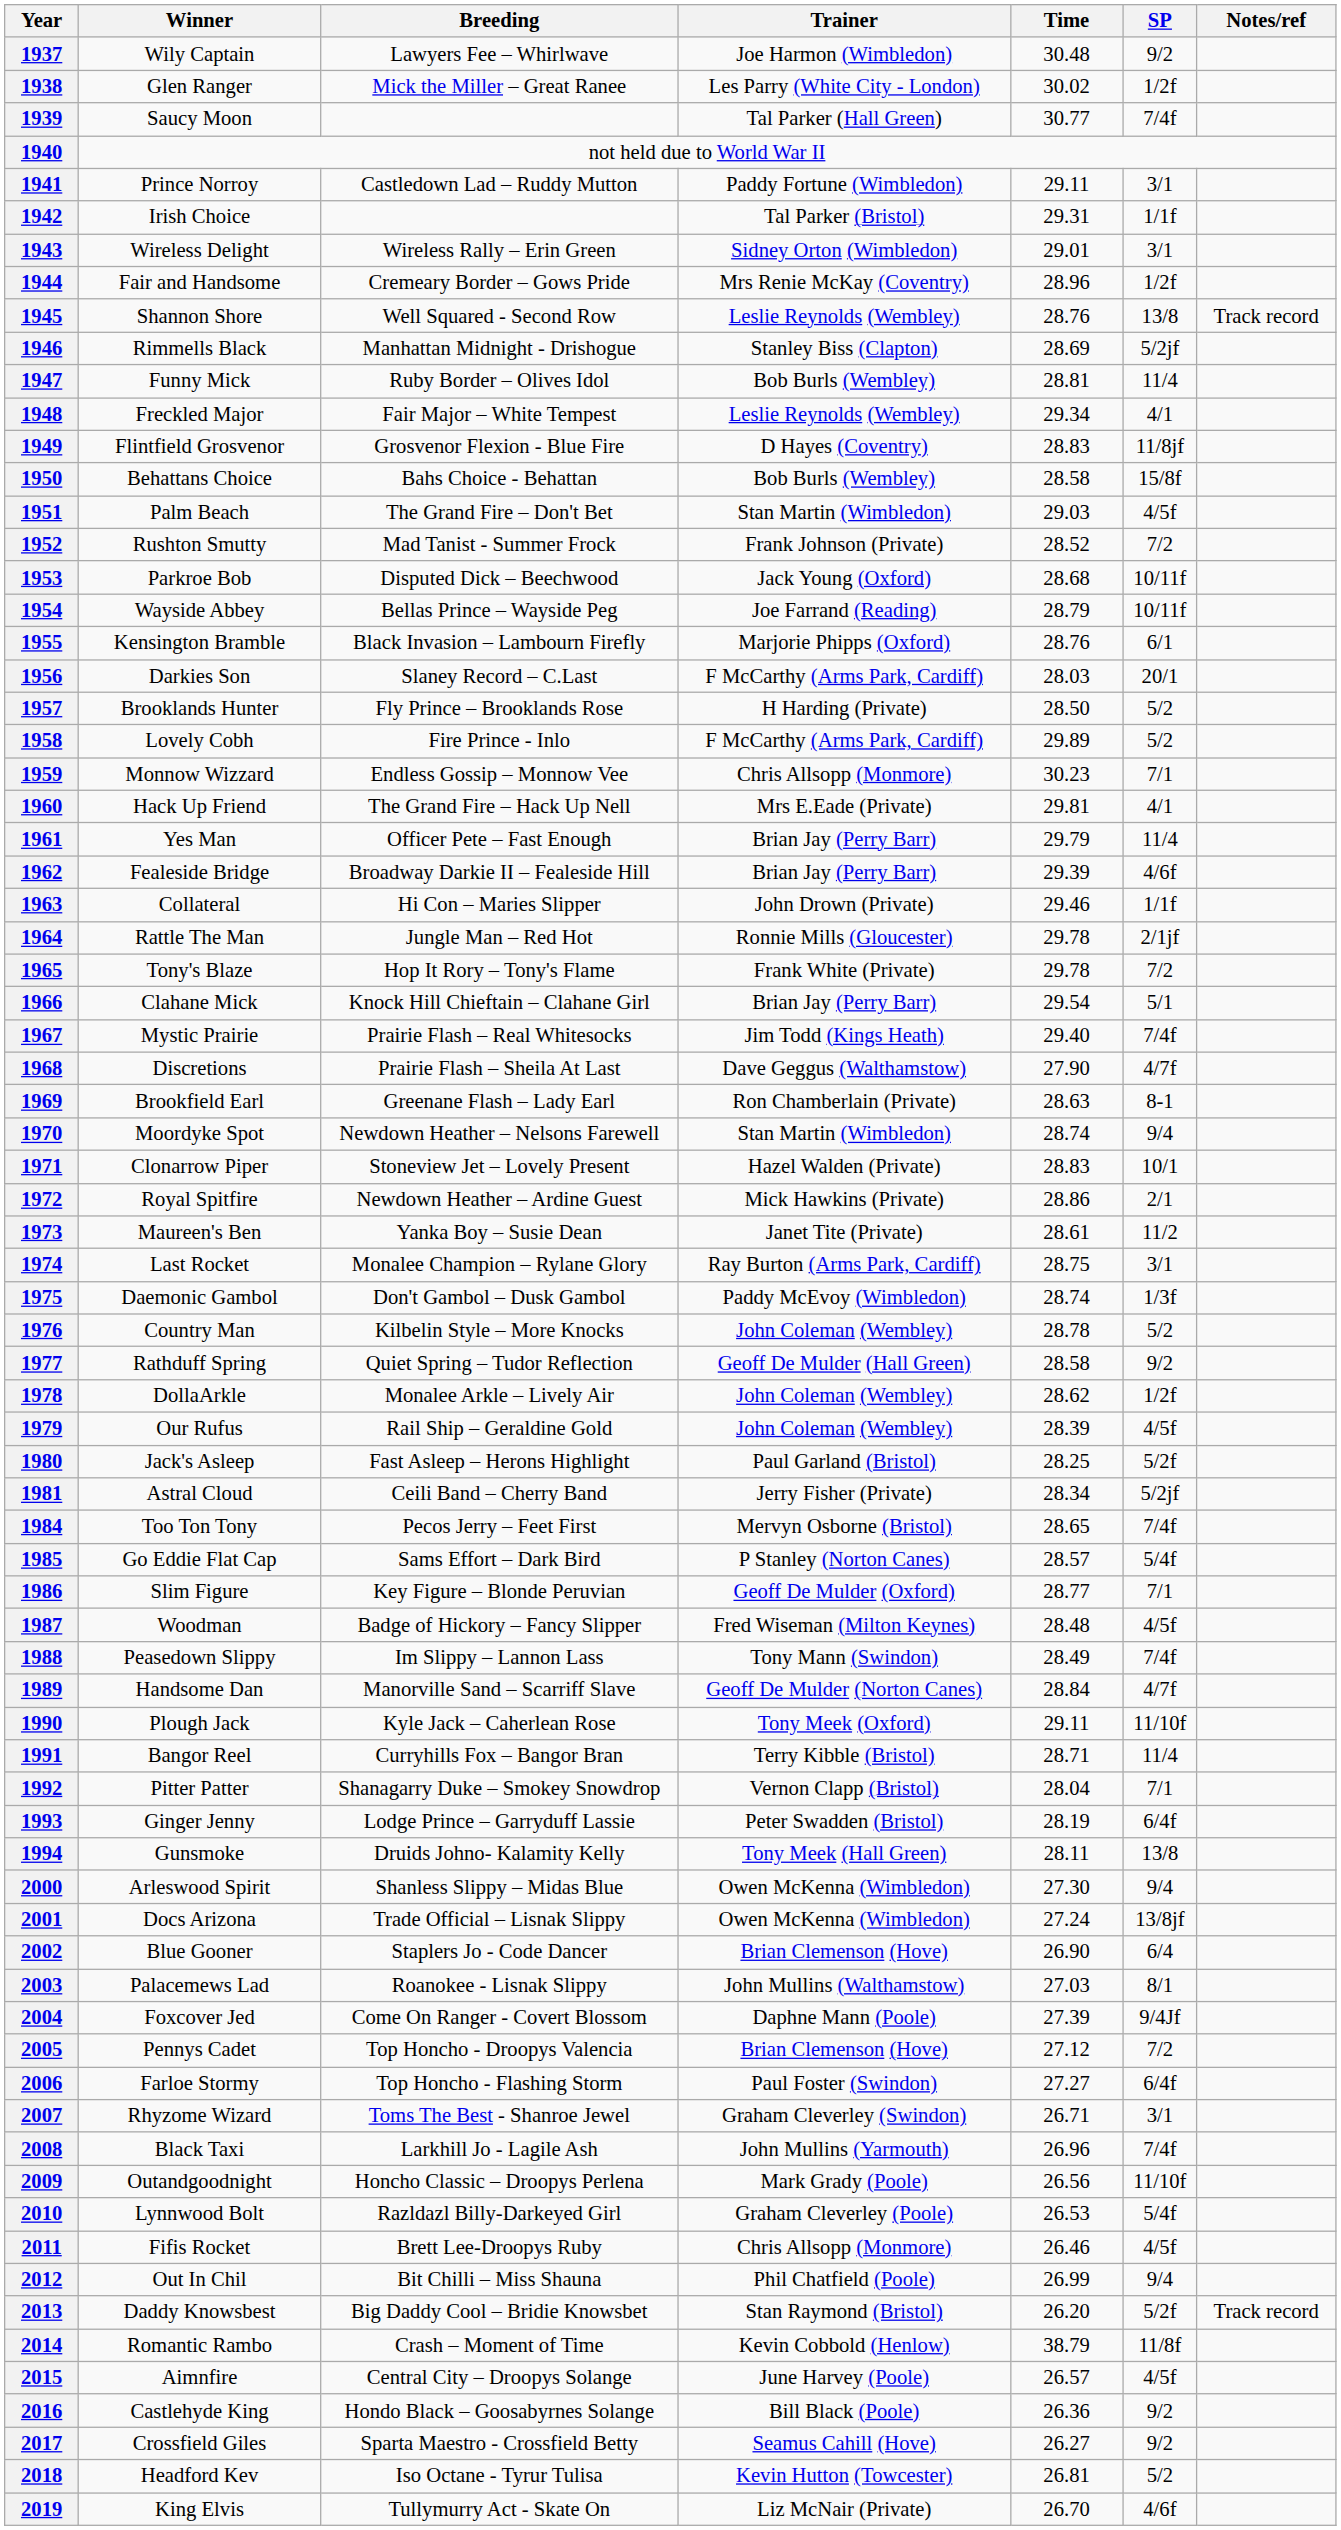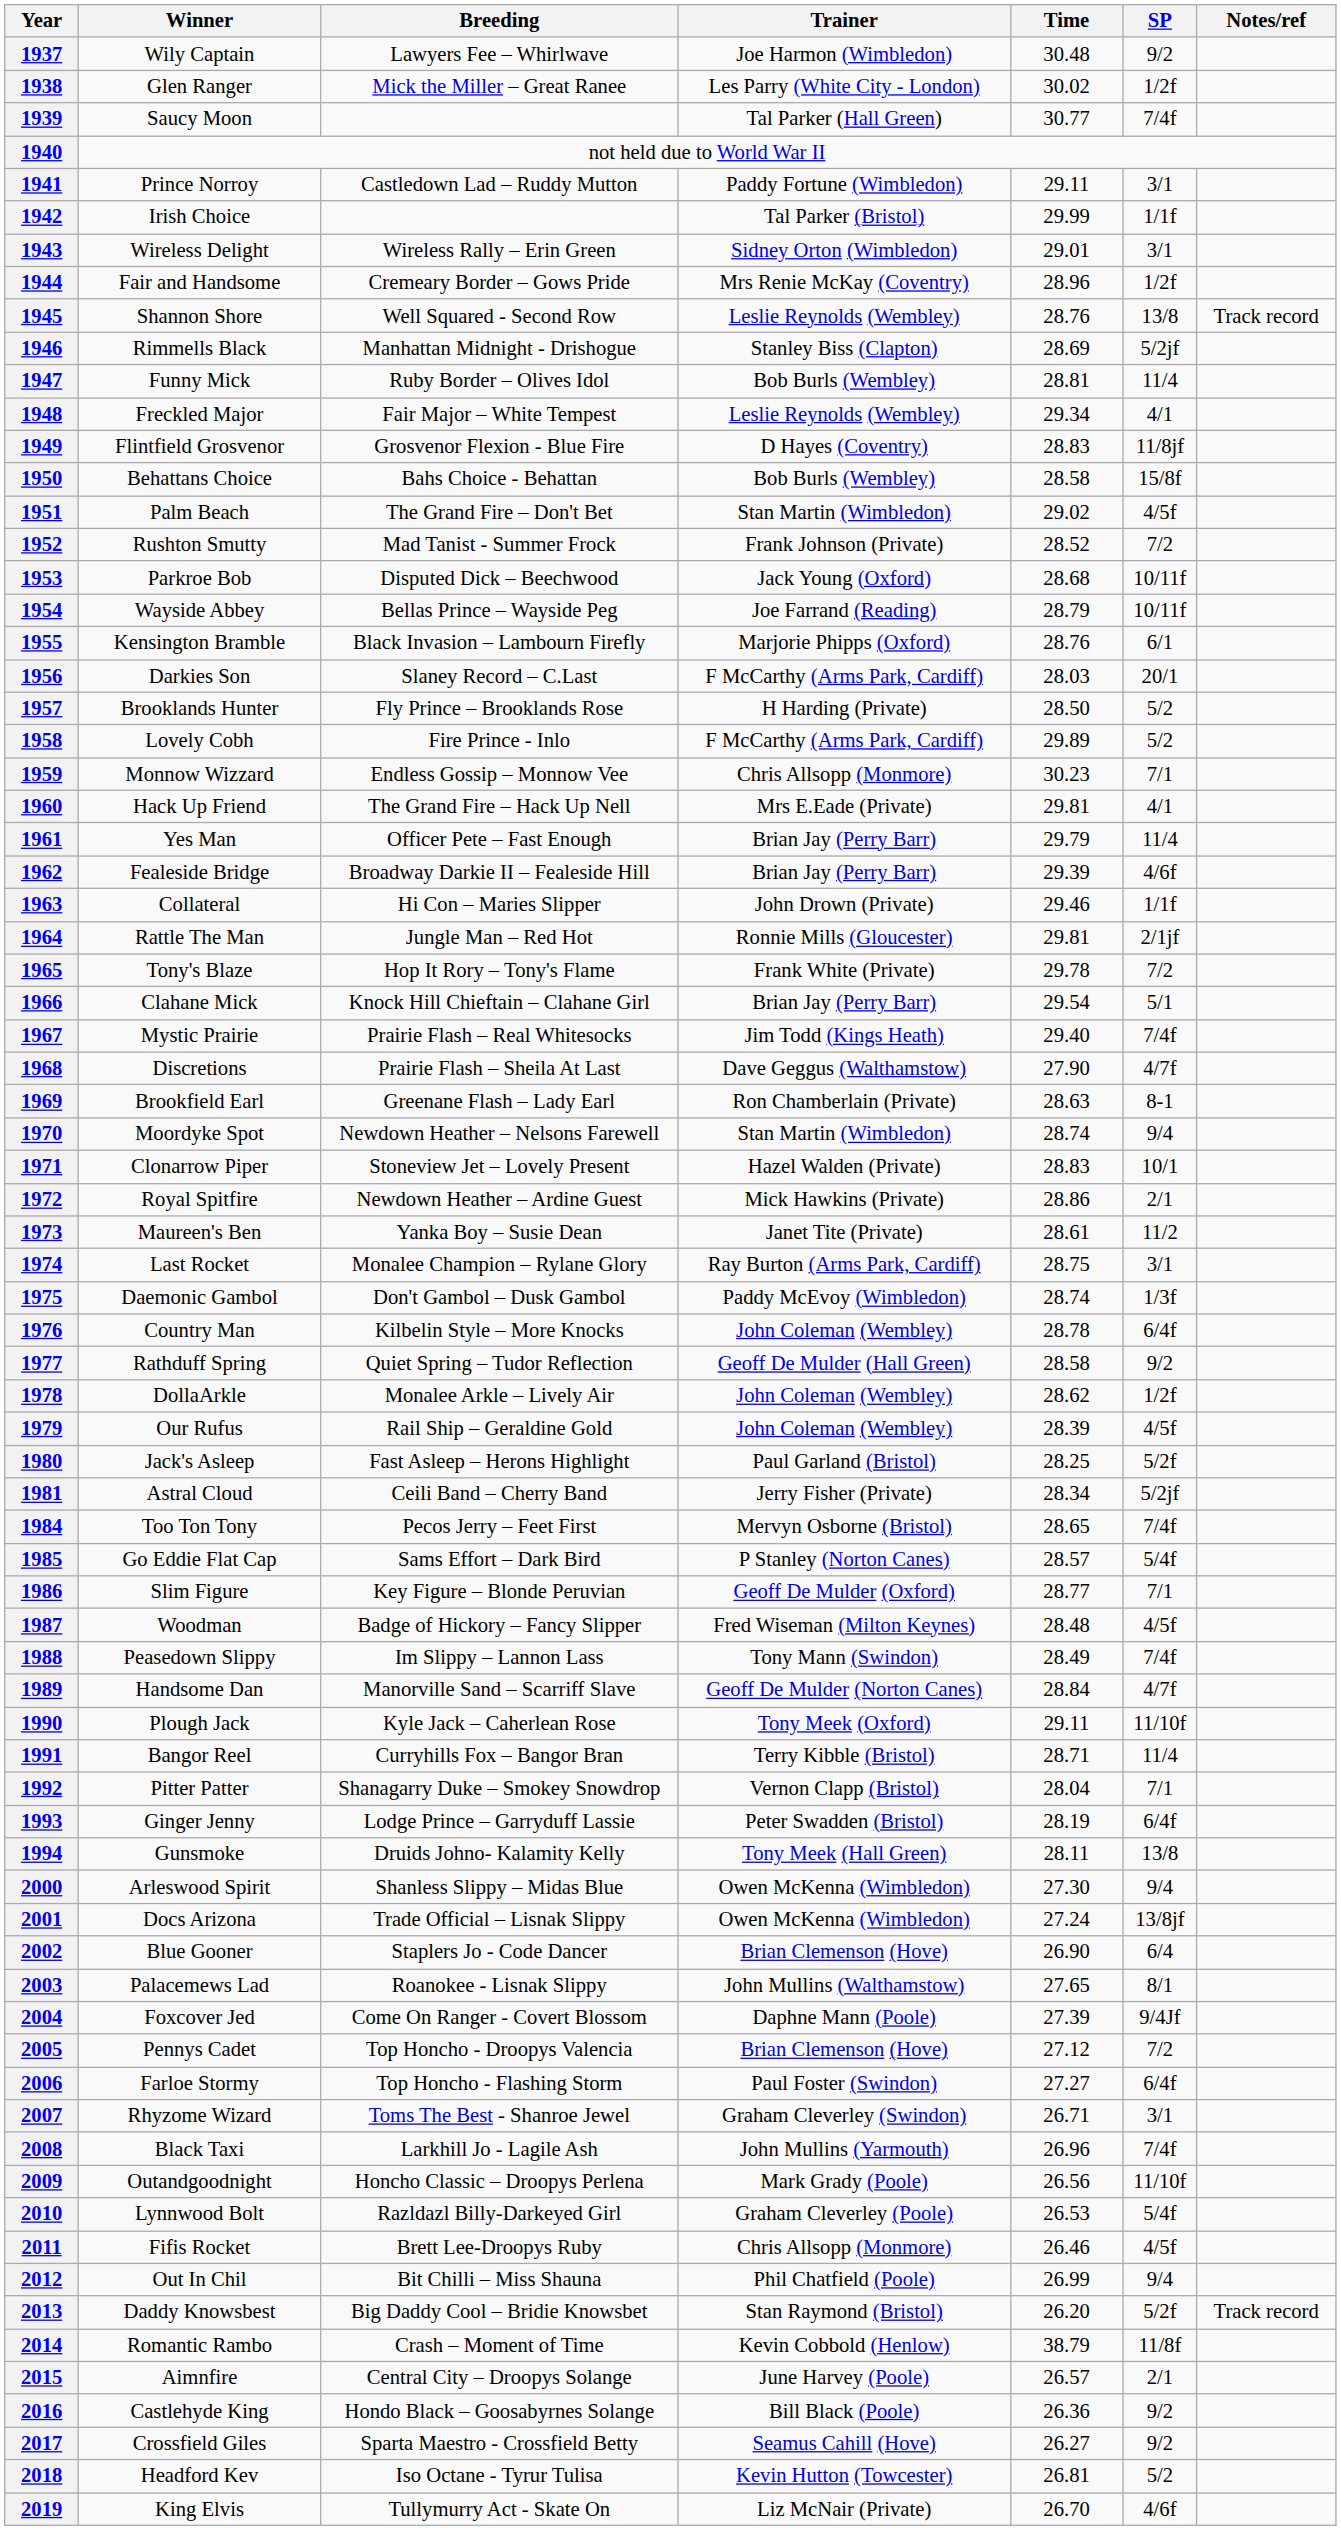(1067, 217) 29.31 -> (1067, 217) 29.99
(1067, 511) 29.03 -> (1067, 511) 29.02
(1067, 937) 29.78 -> (1067, 937) 29.81
(1160, 1330) 5/2 -> (1160, 1330) 6/4f
(1067, 1984) 27.03 -> (1067, 1984) 27.65
(1160, 2377) 4/5f -> (1160, 2377) 2/1
